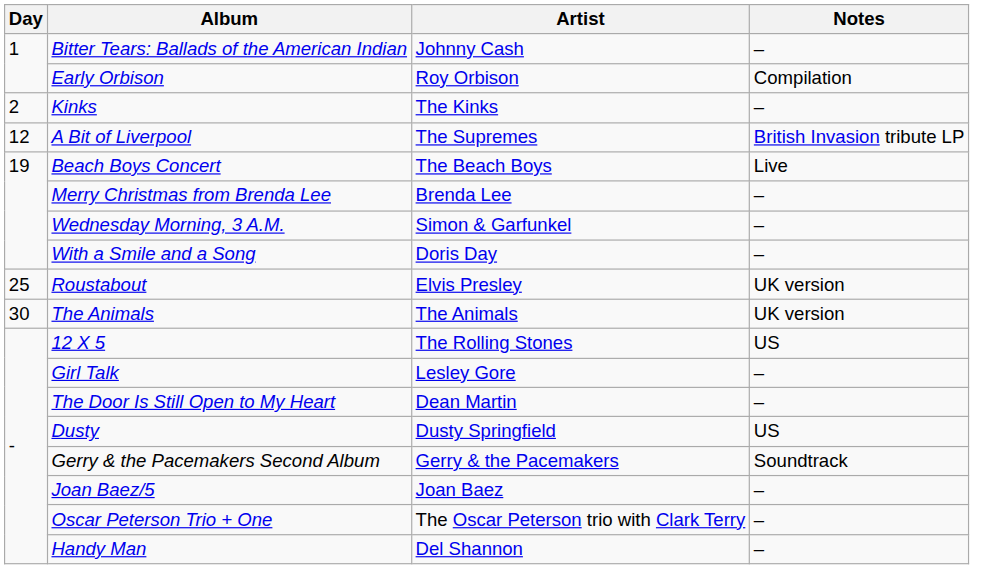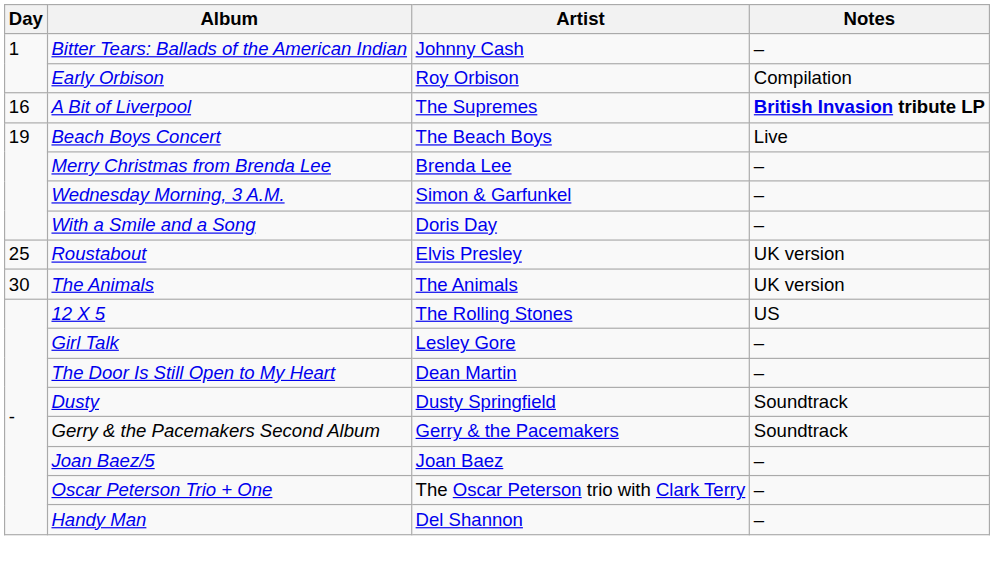- row: (74, 107)
(19, 136) 12 -> (19, 107) 16
(859, 136) normal -> (869, 107) bold
(767, 431) US -> (801, 401) Soundtrack
